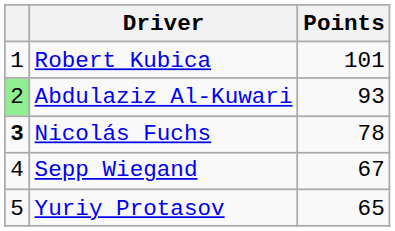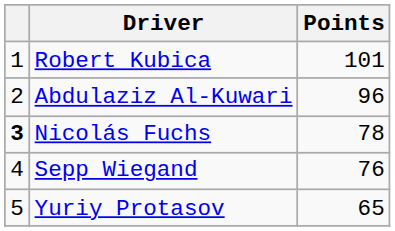(17, 97) lightgreen background -> (17, 97) no background
(371, 97) 93 -> (371, 97) 96
(371, 171) 67 -> (371, 171) 76
